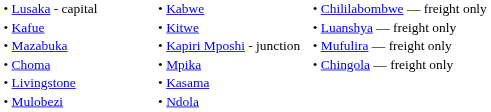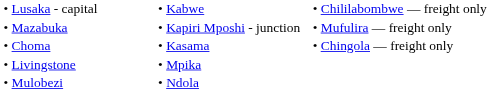- row: (24, 27)
(180, 64) • Mpika -> (184, 46) • Kasama
(184, 83) • Kasama -> (180, 64) • Mpika
